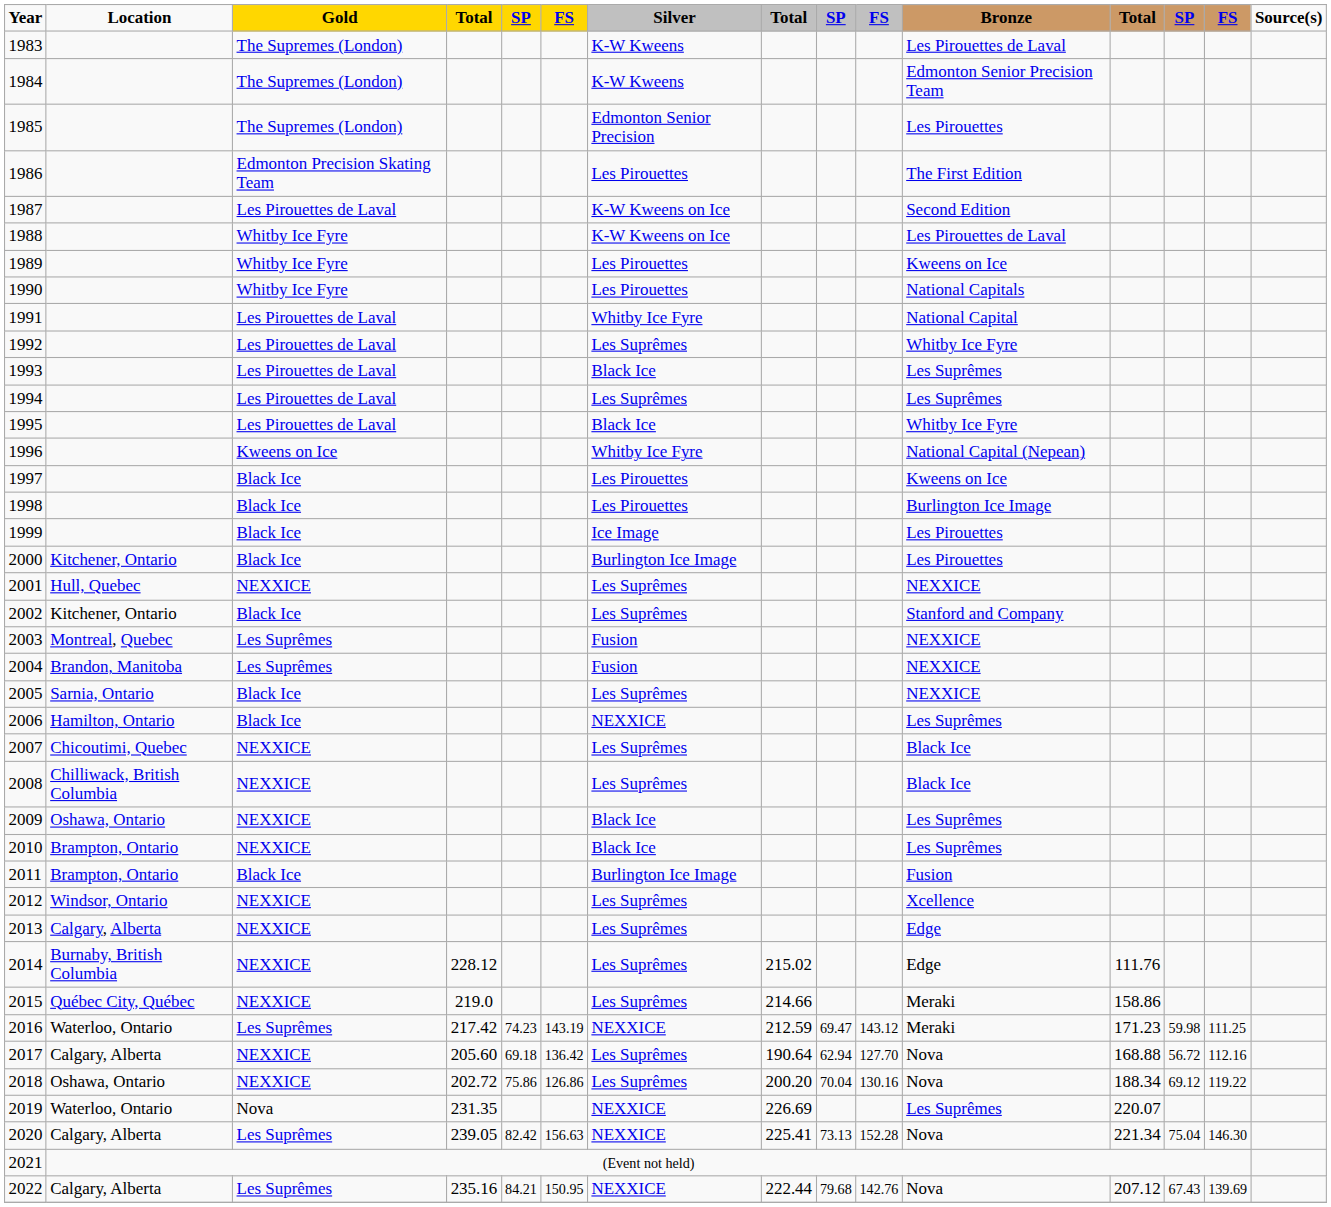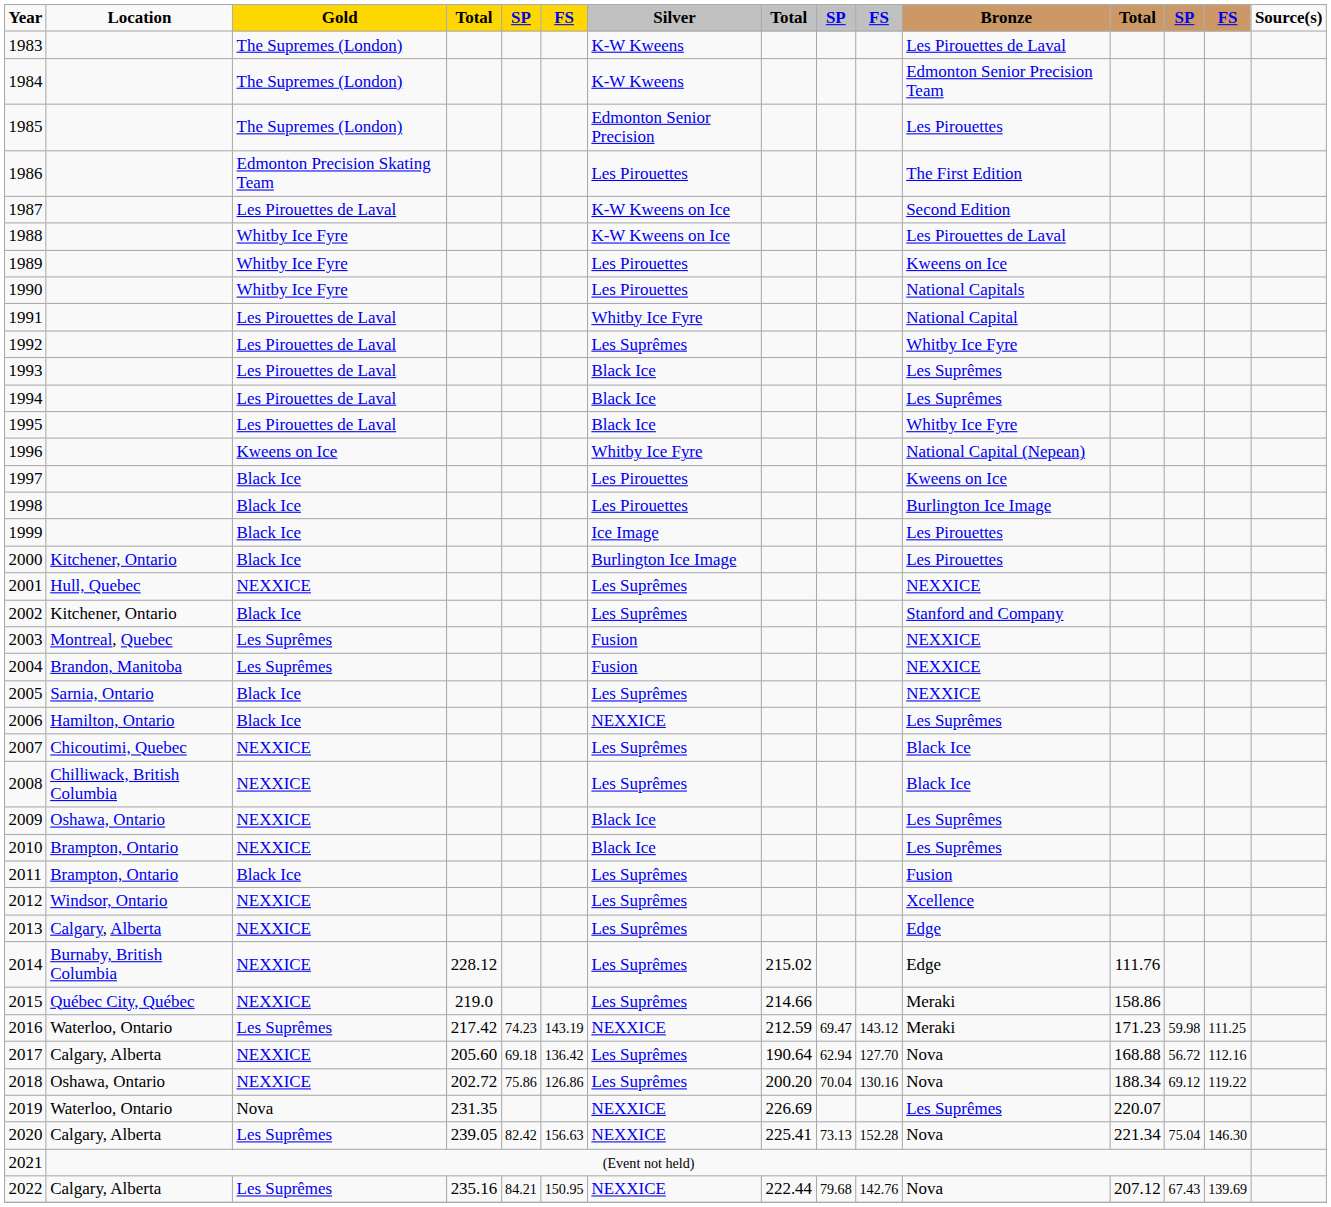(639, 397) Les Suprêmes -> (624, 397) Black Ice
(664, 874) Burlington Ice Image -> (639, 874) Les Suprêmes
